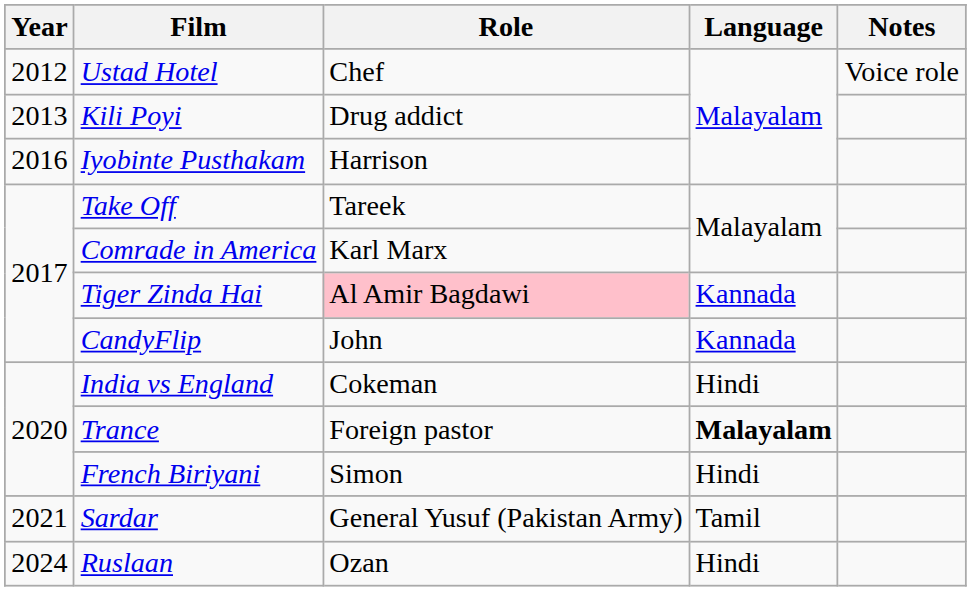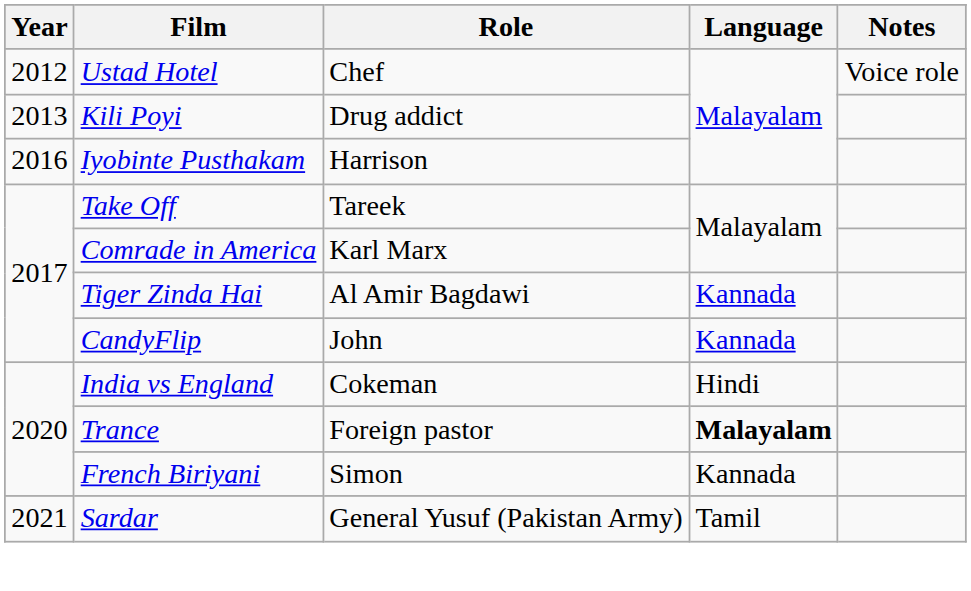(429, 294) pink background -> (429, 294) no background
(728, 473) Hindi -> (746, 473) Kannada
- row: (127, 562)
